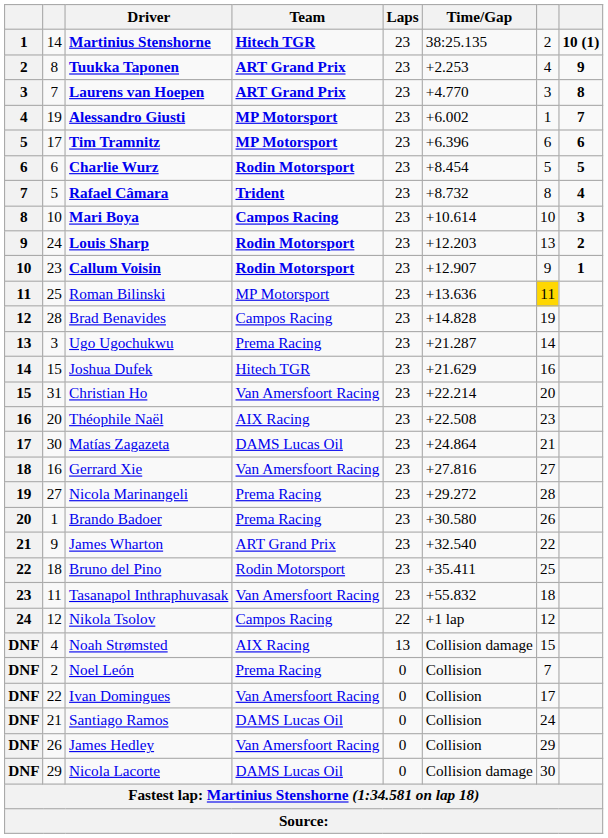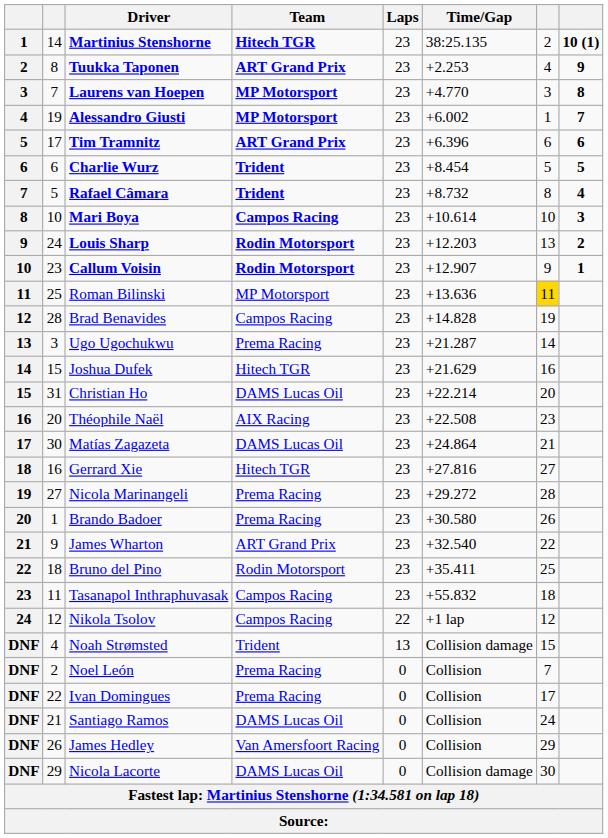(291, 92) ART Grand Prix -> (286, 92) MP Motorsport
(286, 142) MP Motorsport -> (291, 142) ART Grand Prix
(295, 167) Rodin Motorsport -> (260, 167) Trident
(307, 393) Van Amersfoort Racing -> (289, 393) DAMS Lucas Oil
(307, 468) Van Amersfoort Racing -> (273, 468) Hitech TGR
(307, 594) Van Amersfoort Racing -> (284, 594) Campos Racing
(273, 644) AIX Racing -> (258, 644) Trident
(307, 695) Van Amersfoort Racing -> (278, 695) Prema Racing
